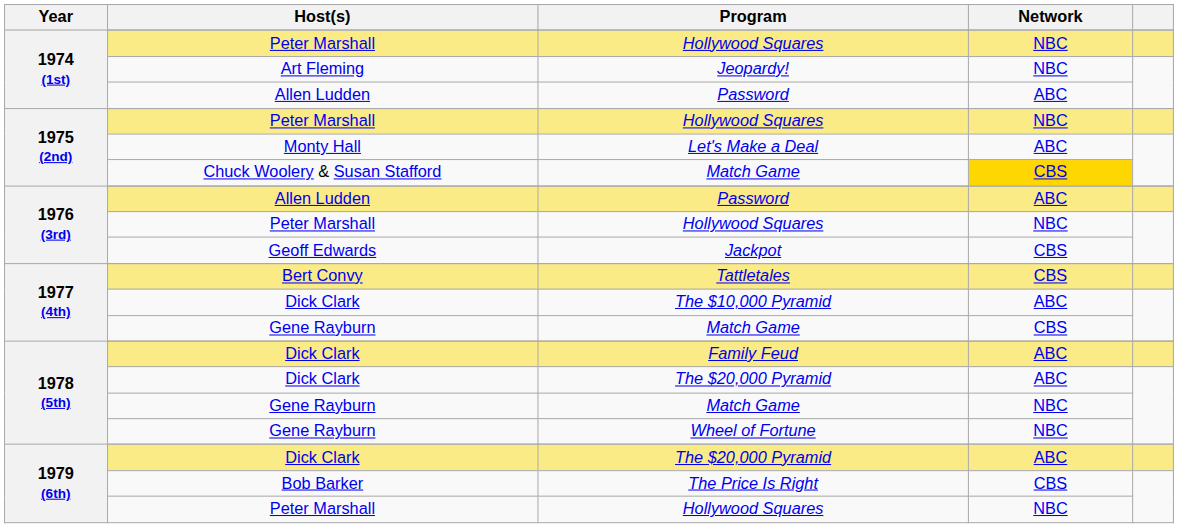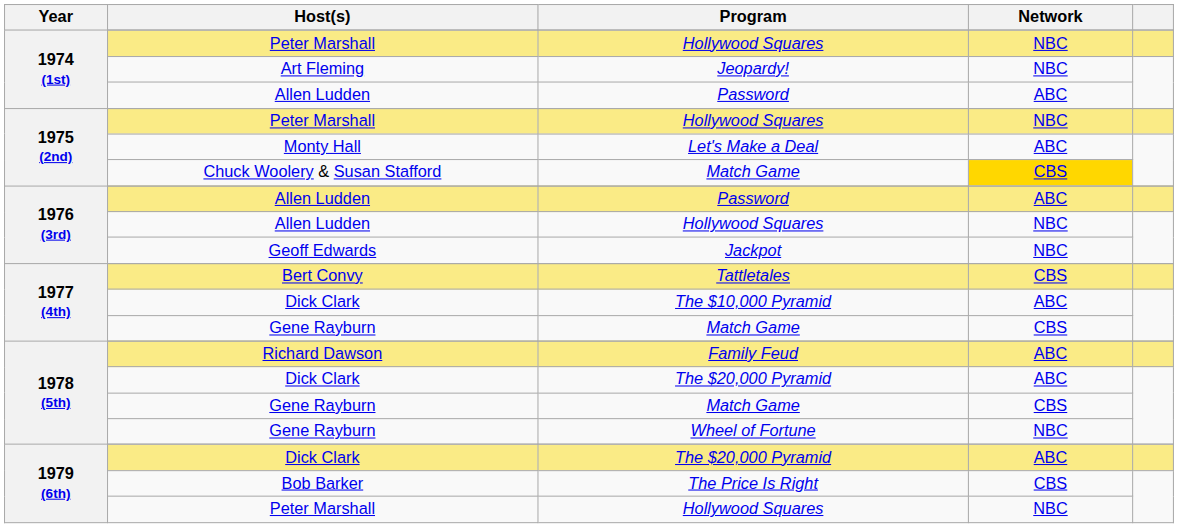(322, 224) Peter Marshall -> (322, 224) Allen Ludden
(1050, 250) CBS -> (1050, 250) NBC
(322, 353) Dick Clark -> (322, 353) Richard Dawson
(1050, 405) NBC -> (1050, 405) CBS
